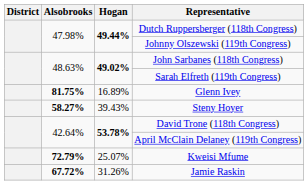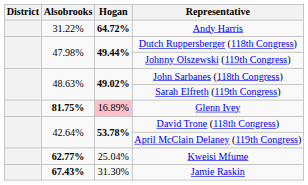+ row: (218, 28)
(113, 92) no background -> (113, 108) pink background
- row: (218, 108)
(68, 156) 72.79% -> (68, 156) 62.77%
(113, 156) 25.07% -> (113, 156) 25.04%
(68, 172) 67.72% -> (68, 172) 67.43%
(113, 172) 31.26% -> (113, 172) 31.30%
